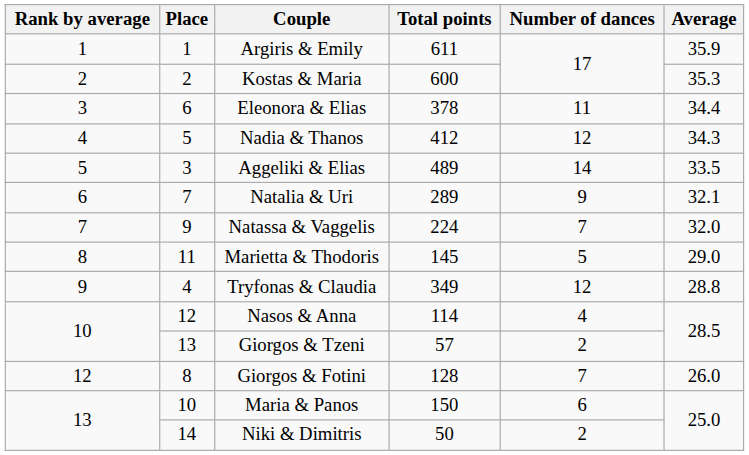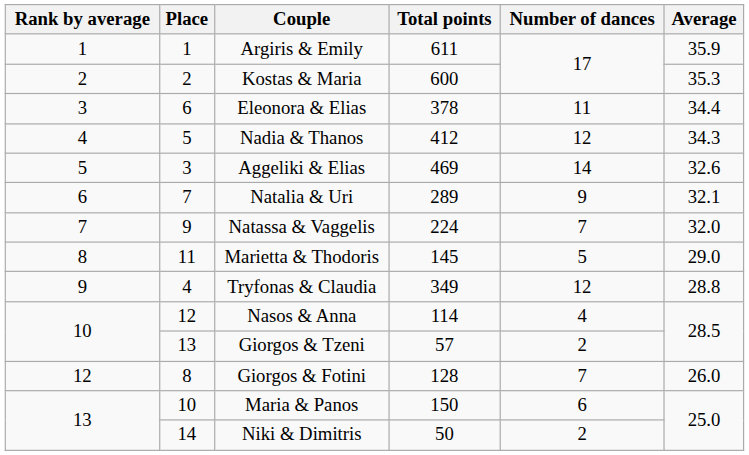(444, 167) 489 -> (444, 167) 469
(704, 167) 33.5 -> (704, 167) 32.6
